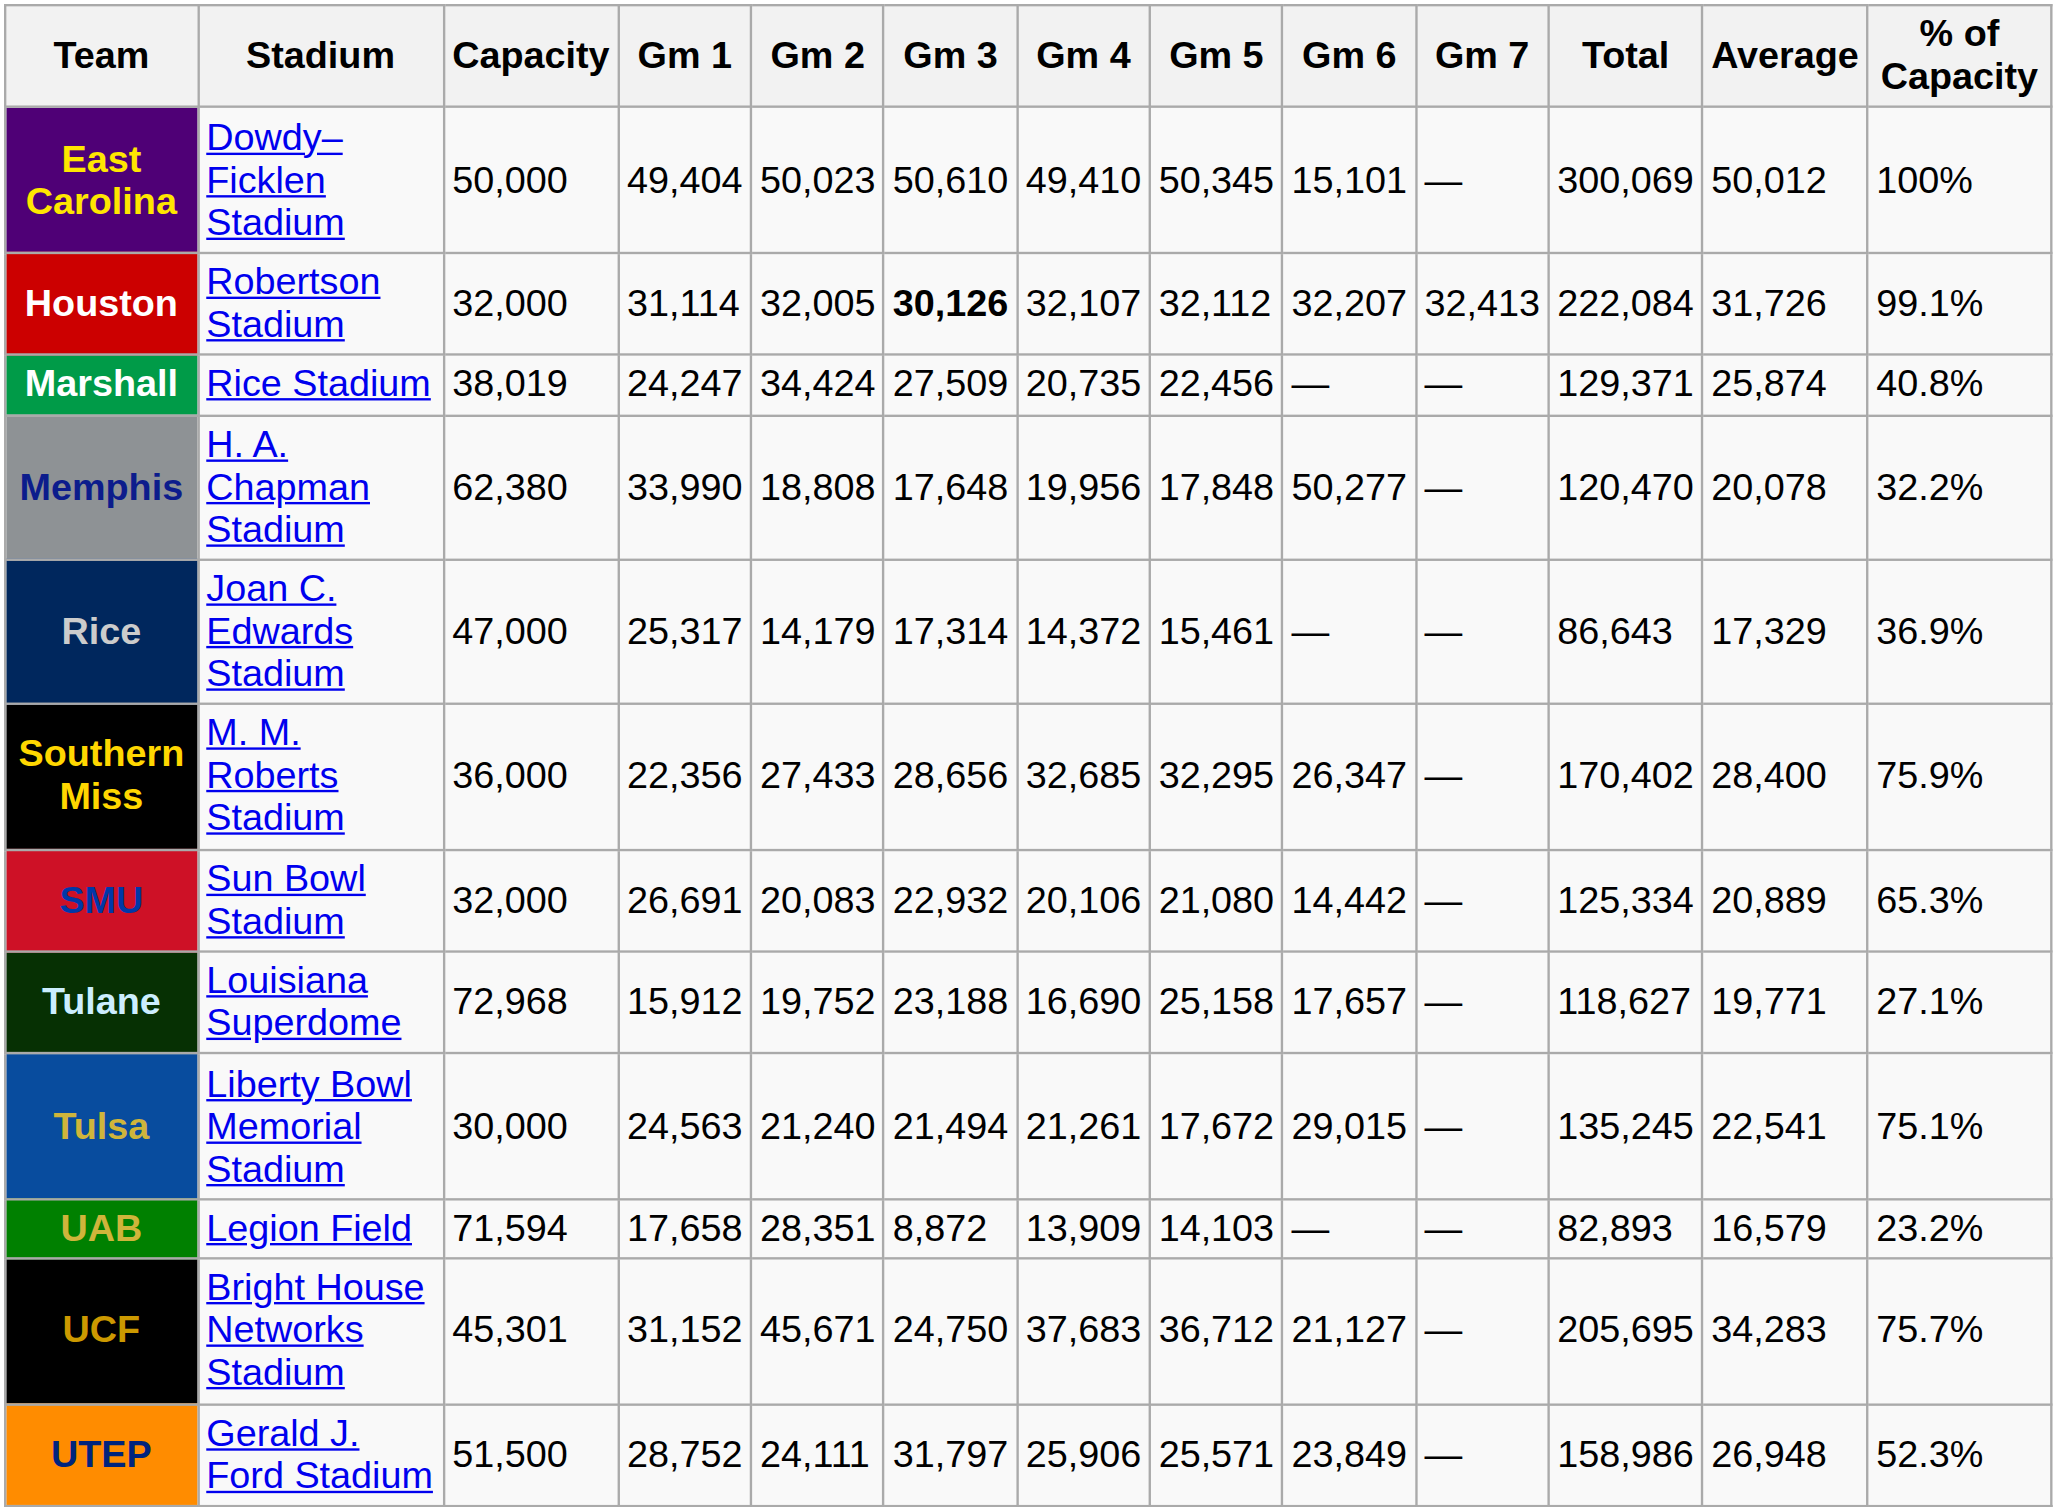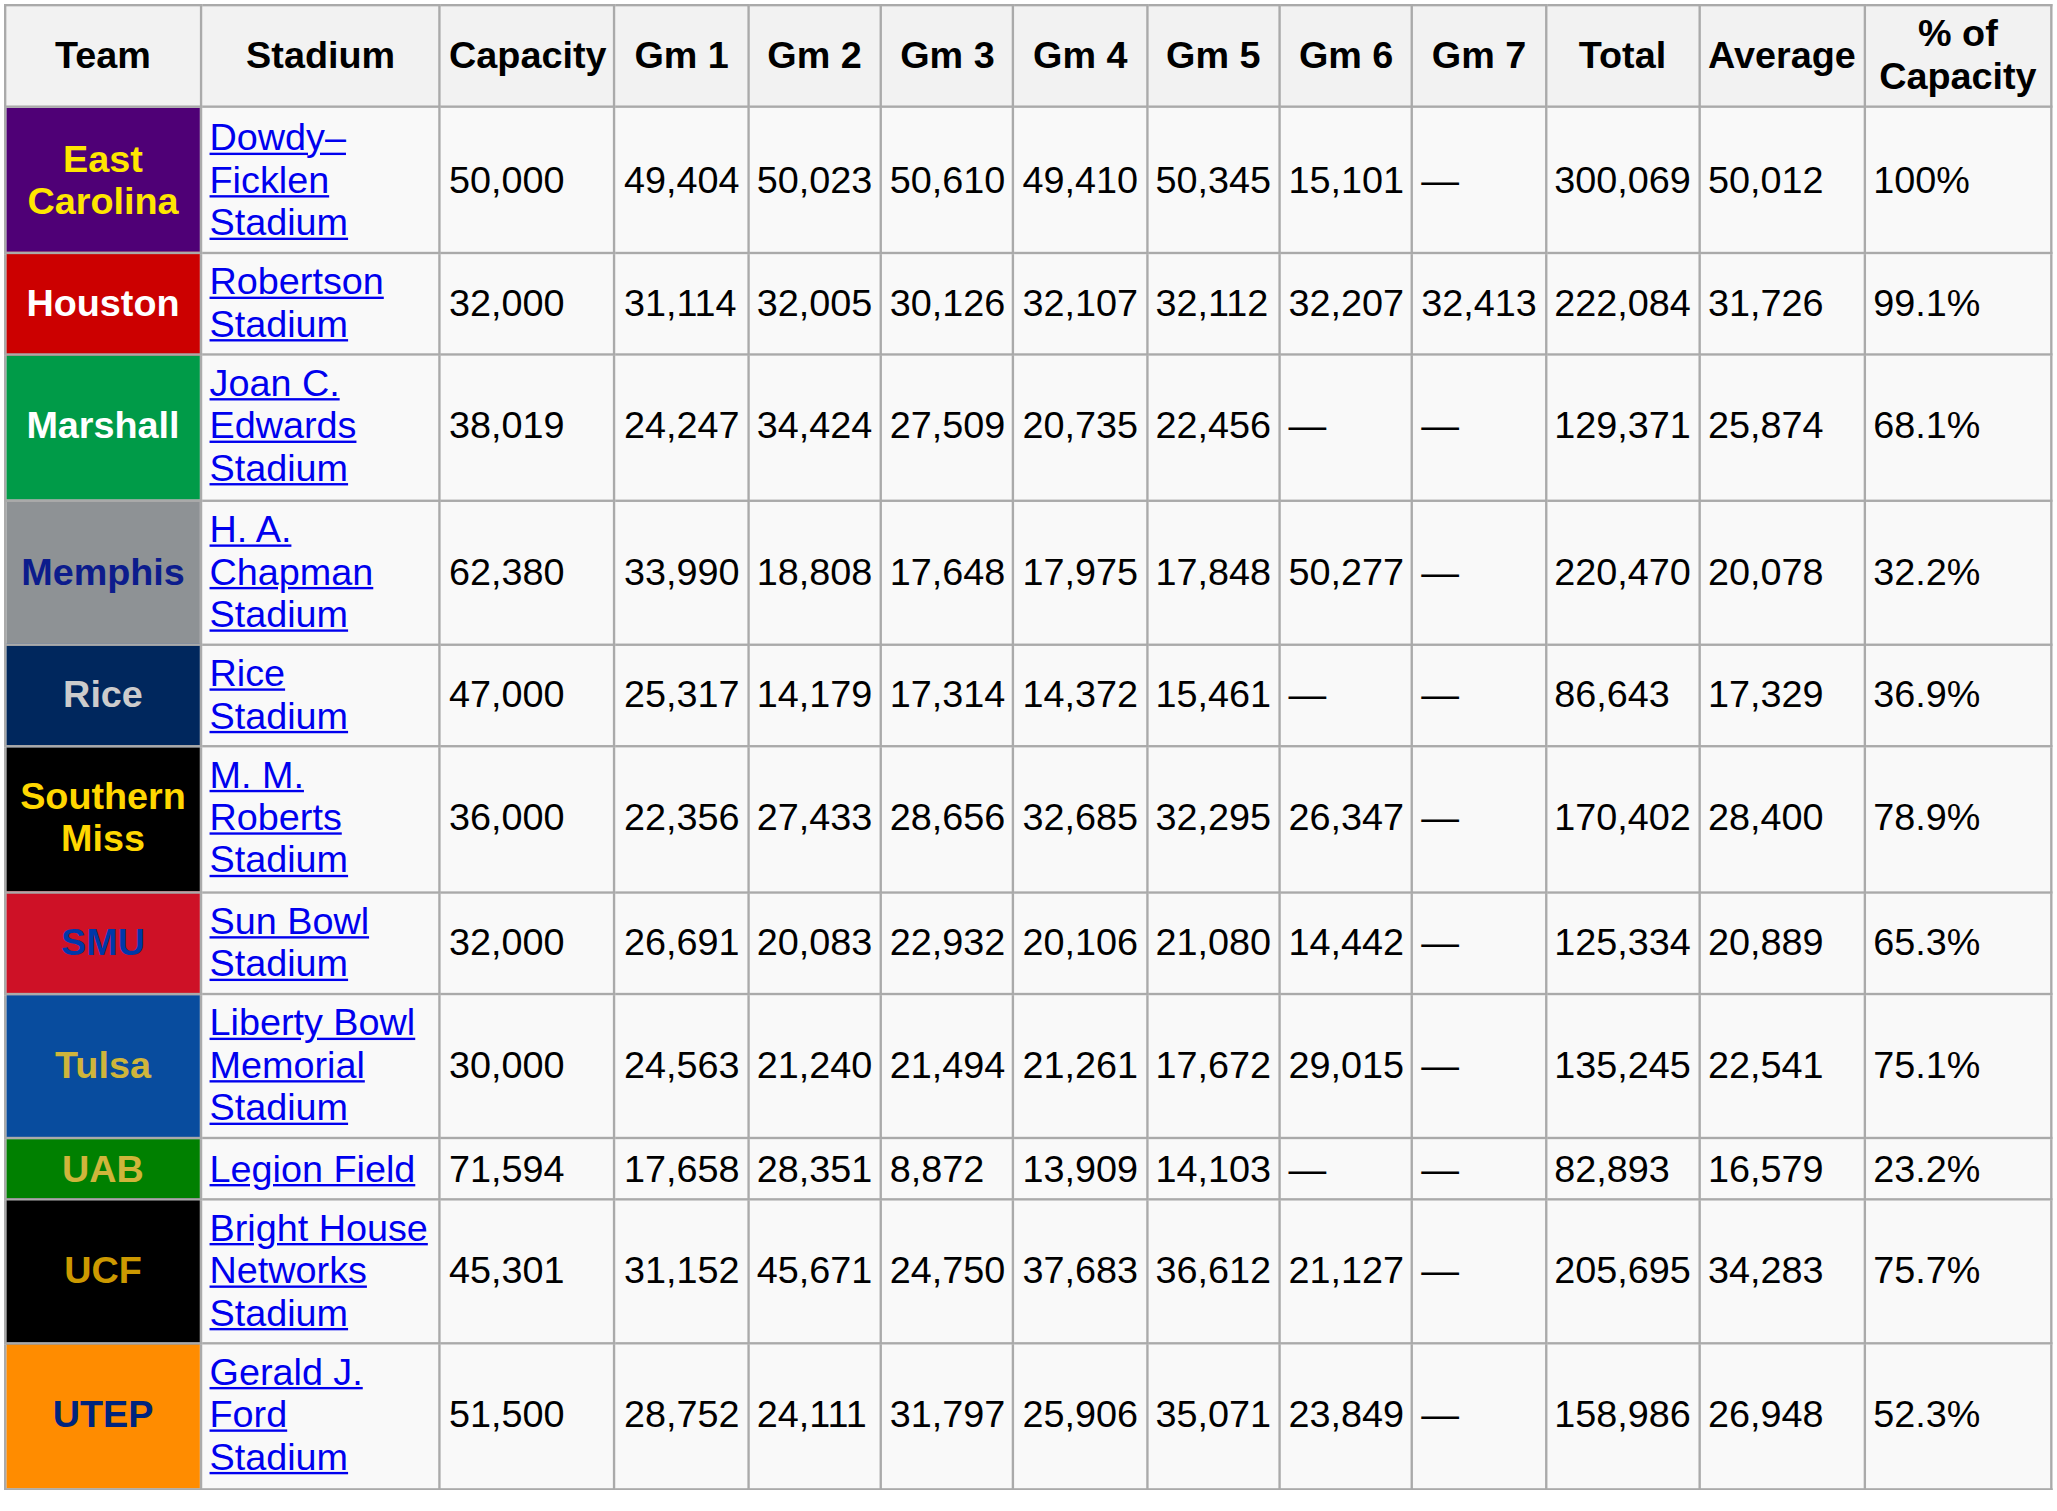(951, 302) bold -> (947, 302) normal
(319, 384) Rice Stadium -> (283, 426) Joan C. Edwards Stadium
(1930, 384) 40.8% -> (1927, 426) 68.1%
(1083, 486) 19,956 -> (1080, 571) 17,975
(1626, 486) 120,470 -> (1622, 571) 220,470
(280, 631) Joan C. Edwards Stadium -> (279, 694) Rice Stadium
(1930, 776) 75.9% -> (1927, 818) 78.9%
- row: (101, 1002)
(1216, 1330) 36,712 -> (1213, 1270) 36,612
(1216, 1453) 25,571 -> (1213, 1415) 35,071
